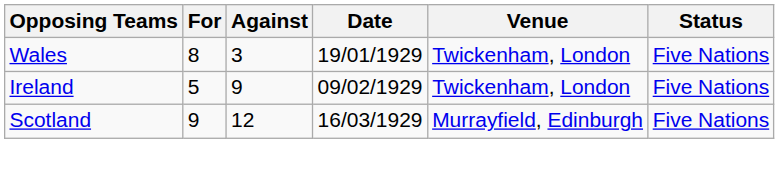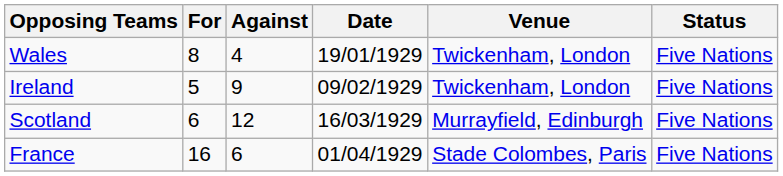(237, 54) 3 -> (237, 54) 4
(193, 120) 9 -> (193, 120) 6
+ row: (42, 154)
